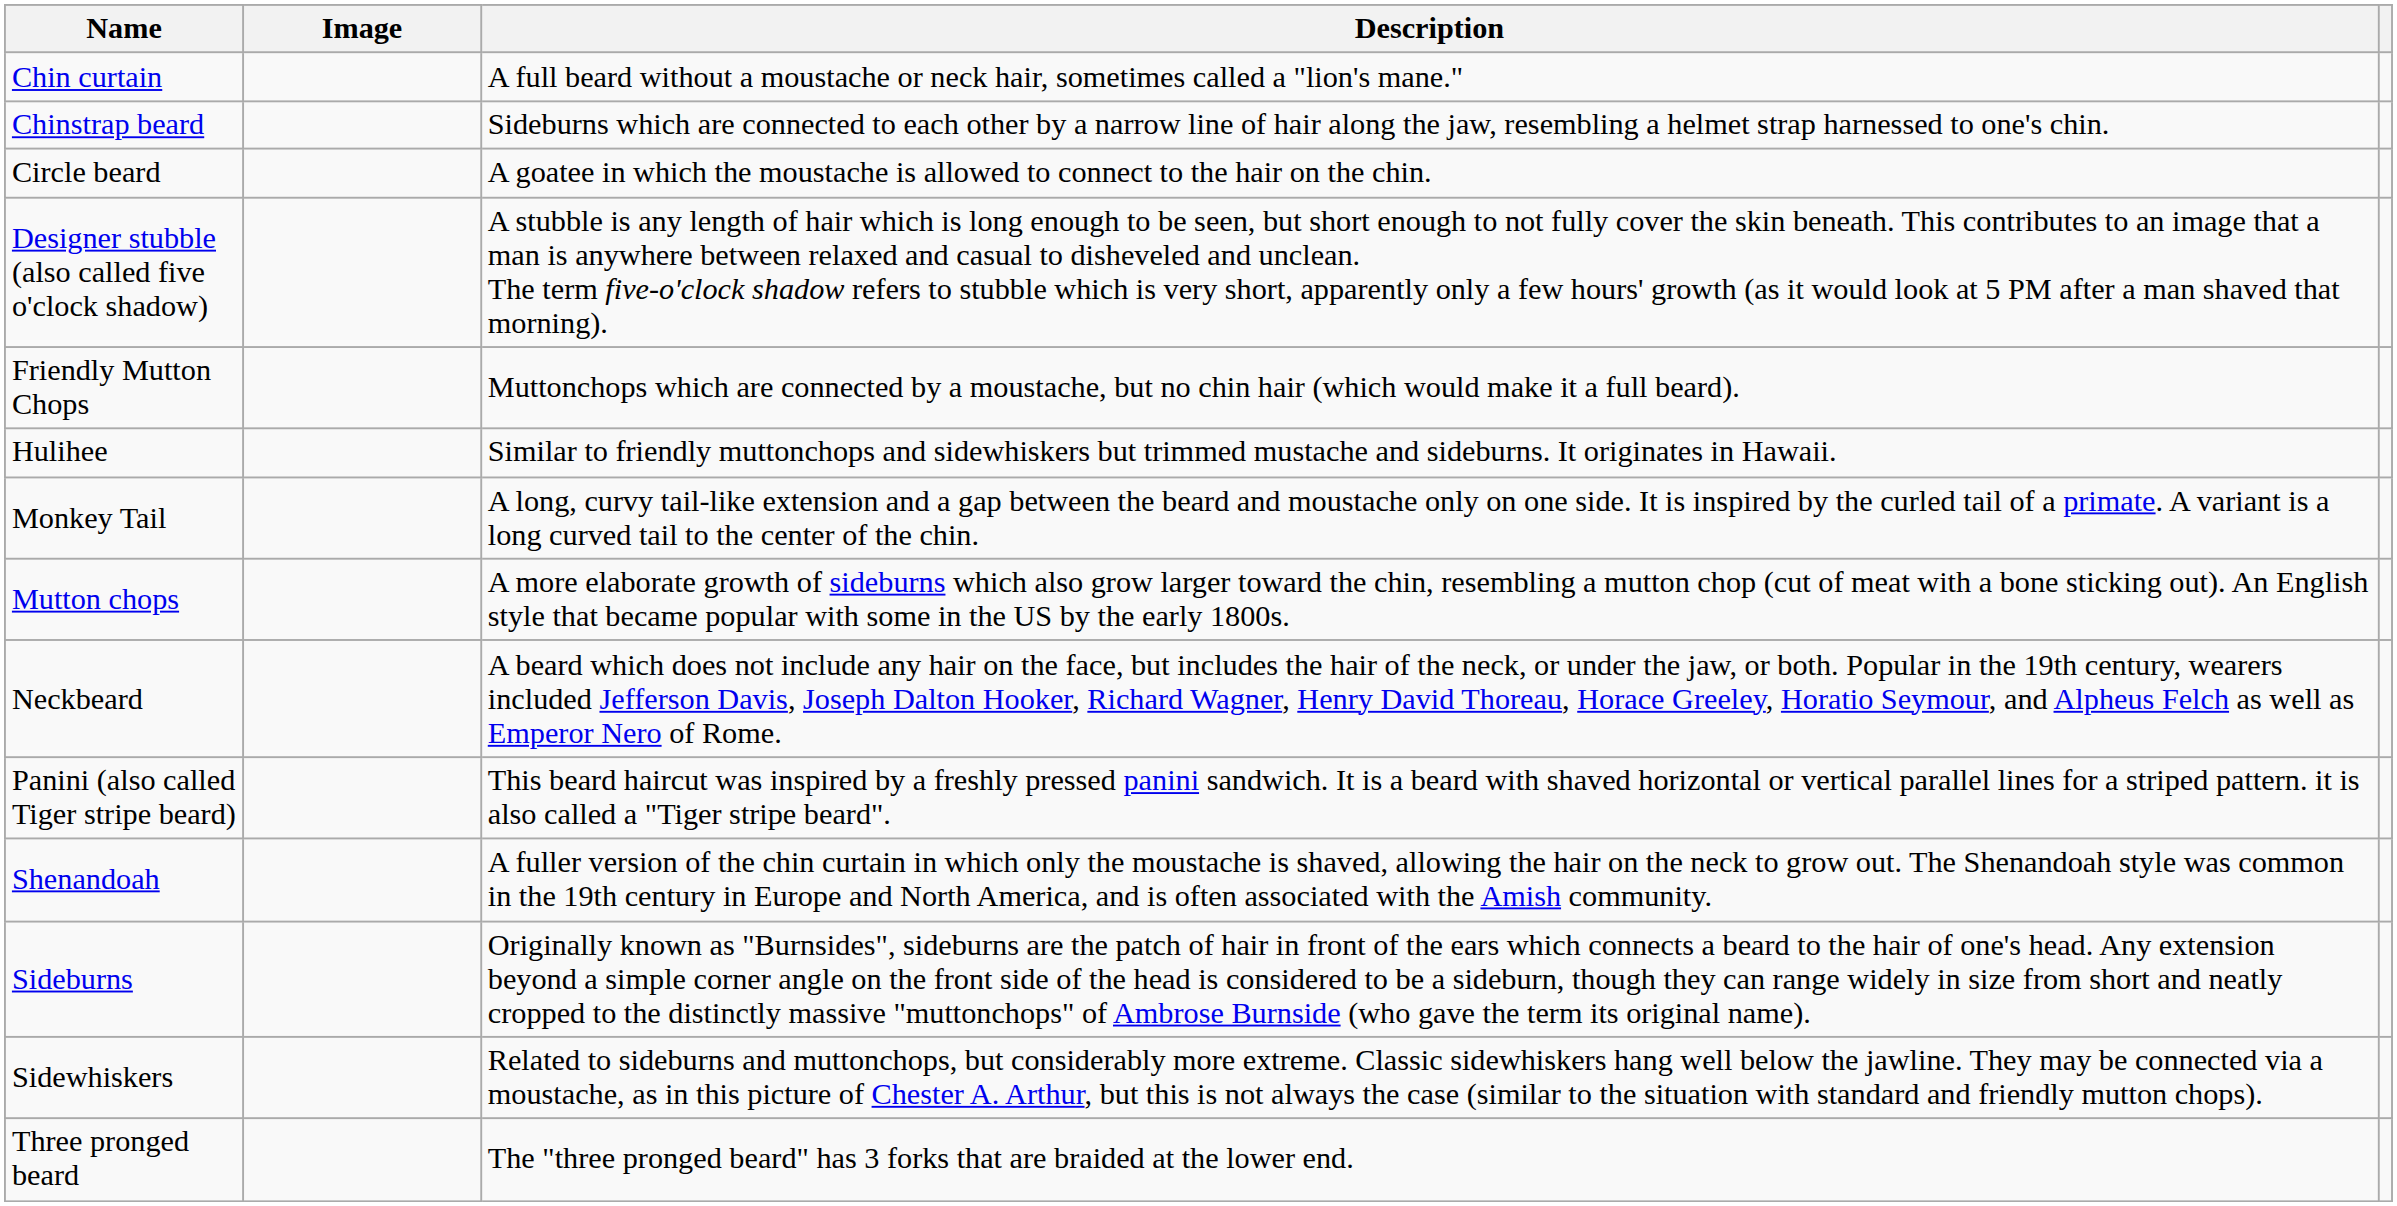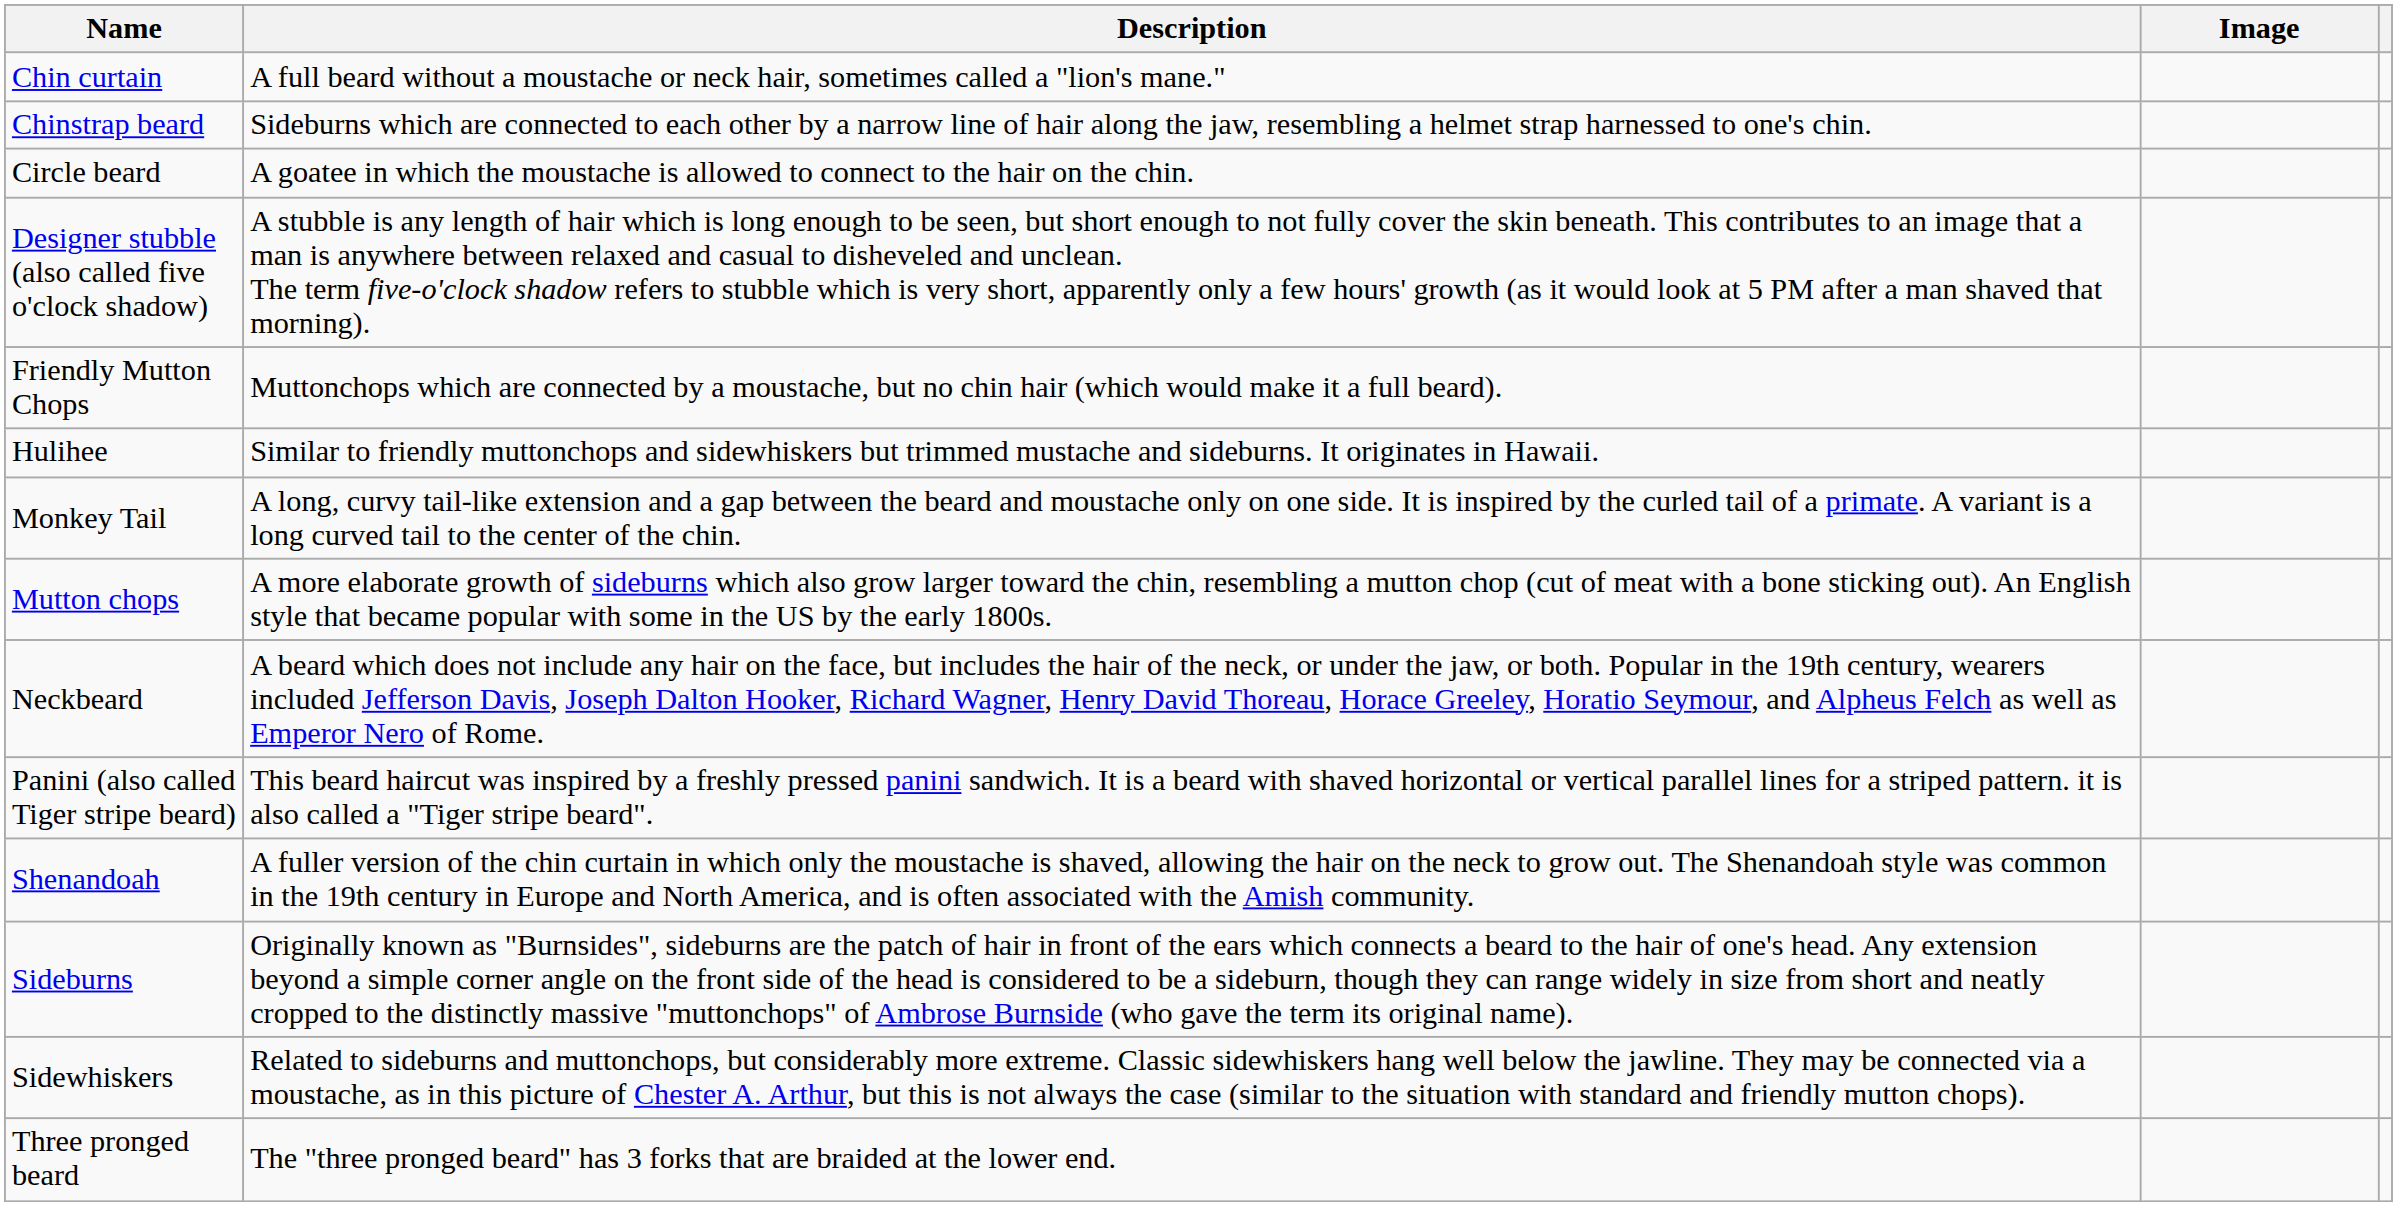columns swapped: (362, 28) <-> (1429, 28)
